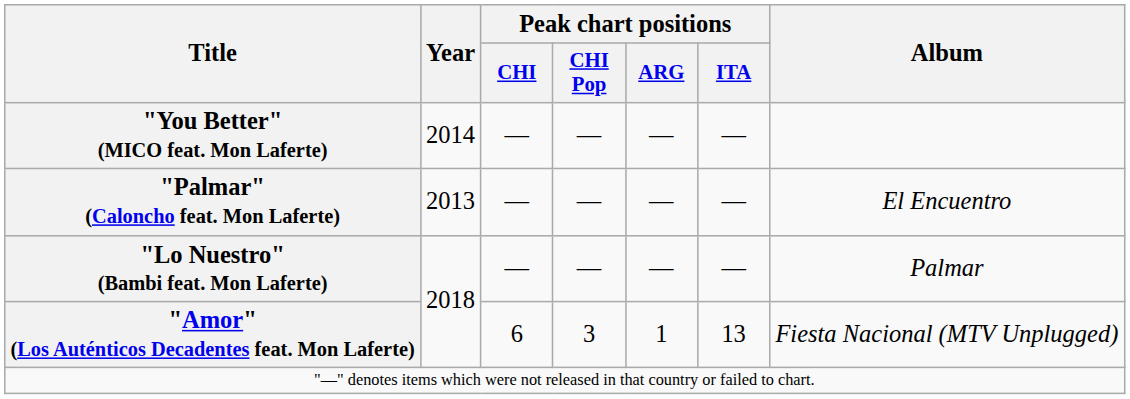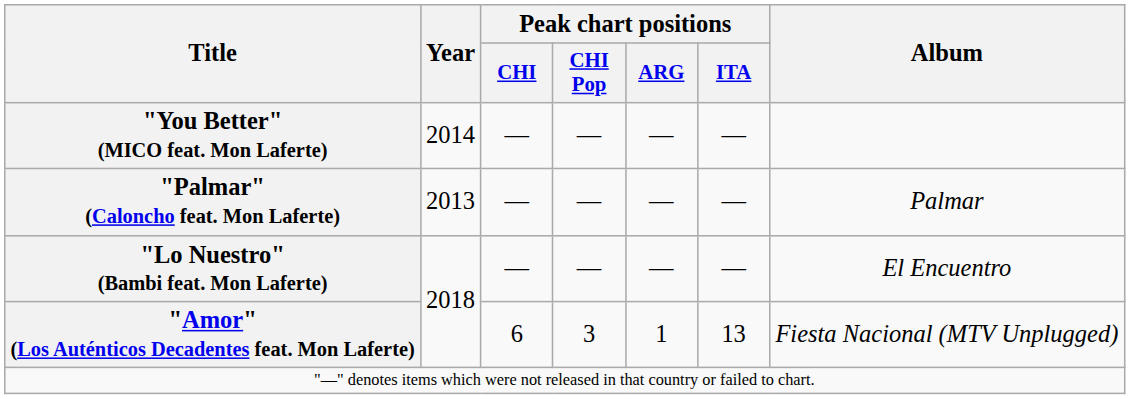(947, 201) El Encuentro -> (947, 201) Palmar
(947, 268) Palmar -> (947, 268) El Encuentro
